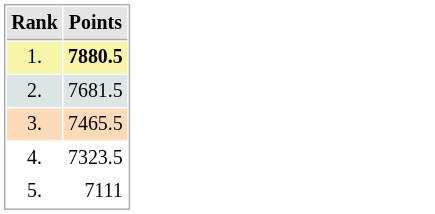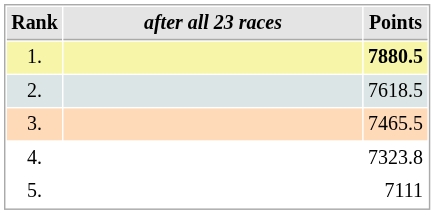+ column: (213, 22)
(95, 90) 7681.5 -> (396, 90) 7618.5
(95, 157) 7323.5 -> (396, 157) 7323.8
